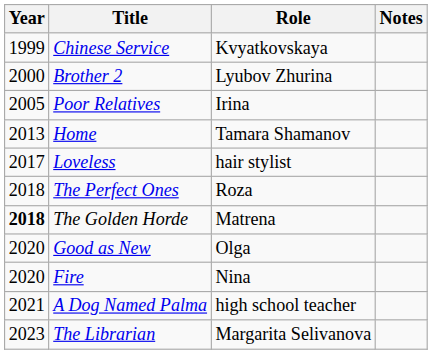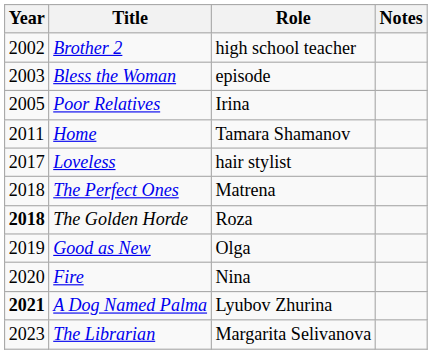- row: (111, 47)
(27, 76) 2000 -> (27, 47) 2002
(274, 76) Lyubov Zhurina -> (286, 47) high school teacher
+ row: (115, 76)
(27, 133) 2013 -> (26, 133) 2011
(234, 190) Roza -> (246, 190) Matrena
(246, 219) Matrena -> (234, 219) Roza
(27, 248) 2020 -> (27, 248) 2019
(27, 305) normal -> (27, 305) bold
(286, 305) high school teacher -> (274, 305) Lyubov Zhurina
